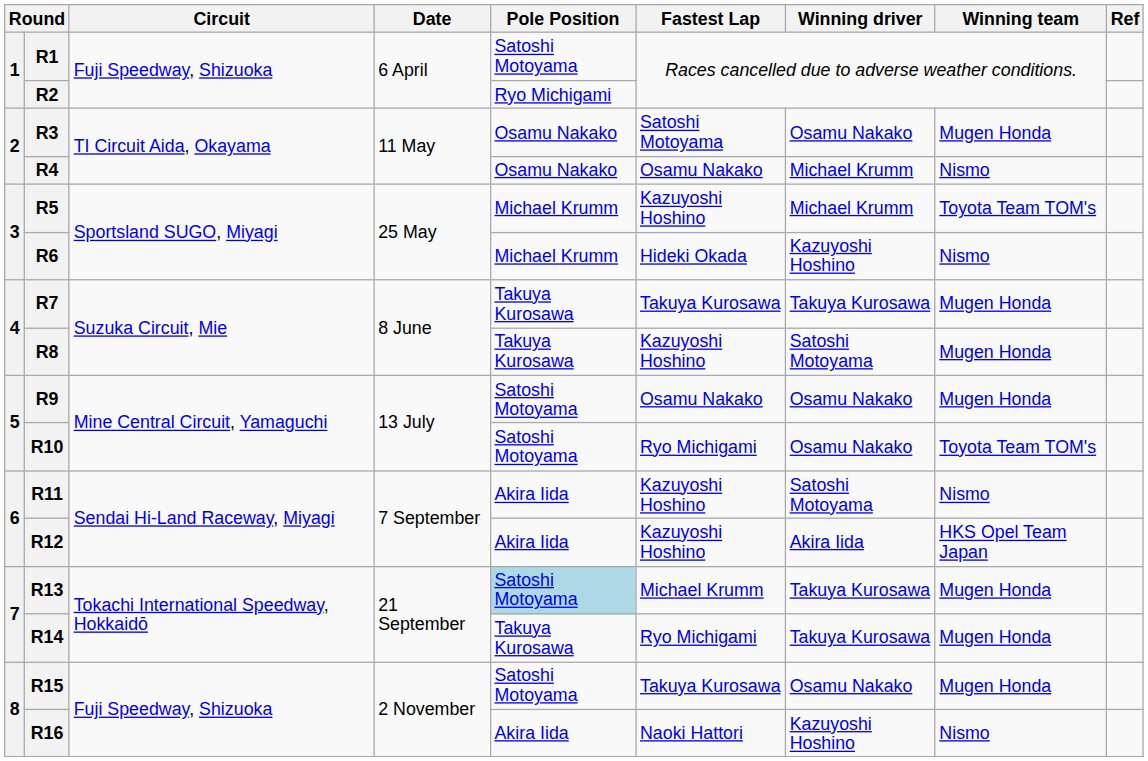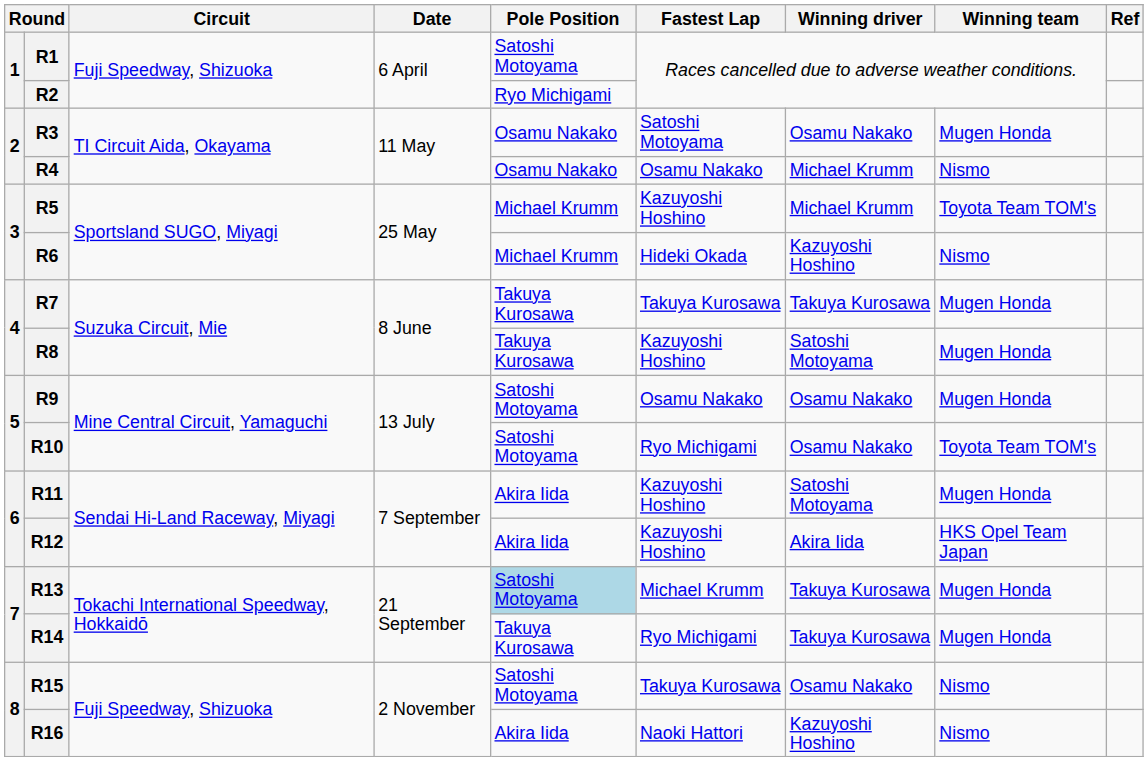(965, 494) Nismo -> (995, 494) Mugen Honda
(995, 685) Mugen Honda -> (965, 685) Nismo
